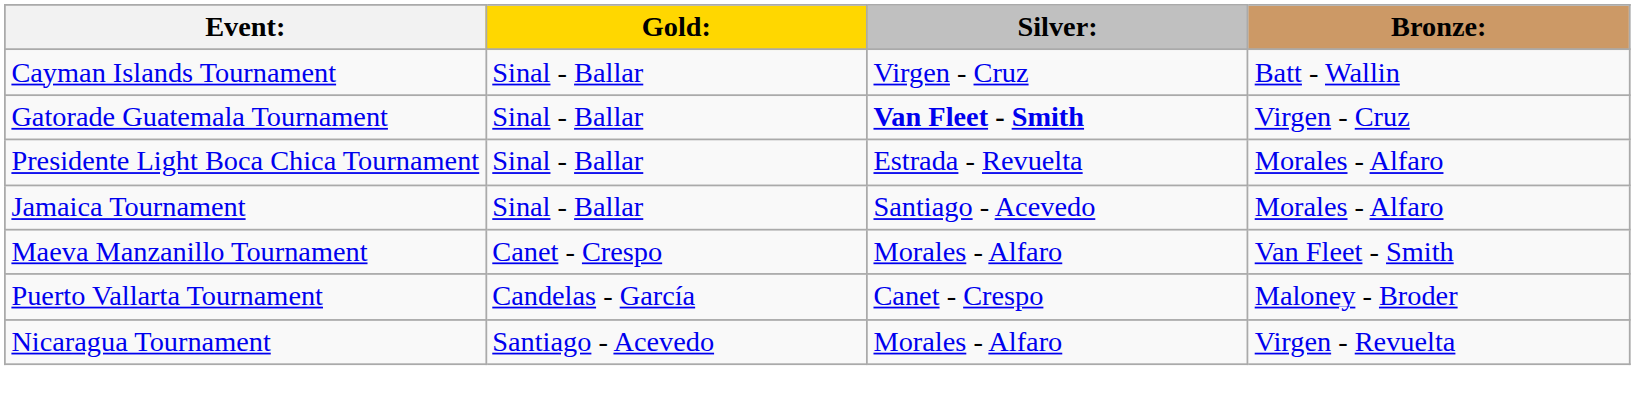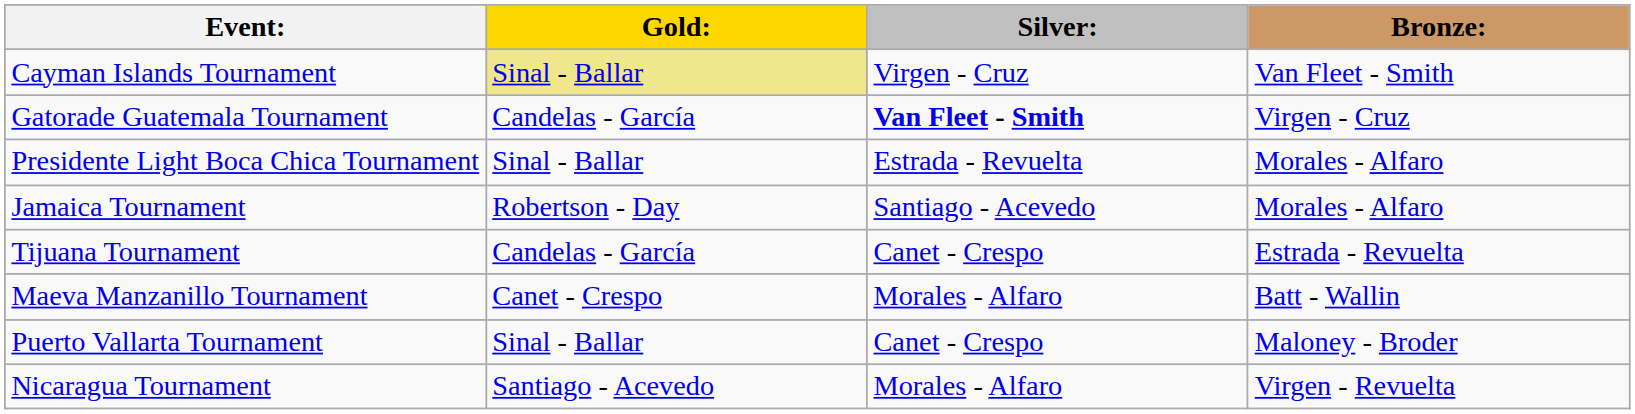(568, 71) no background -> (568, 71) khaki background
(1327, 71) Batt - Wallin -> (1354, 71) Van Fleet - Smith
(568, 116) Sinal - Ballar -> (594, 116) Candelas - García
(568, 206) Sinal - Ballar -> (586, 206) Robertson - Day
+ row: (126, 251)
(1354, 251) Van Fleet - Smith -> (1327, 296) Batt - Wallin
(594, 296) Candelas - García -> (568, 341) Sinal - Ballar
